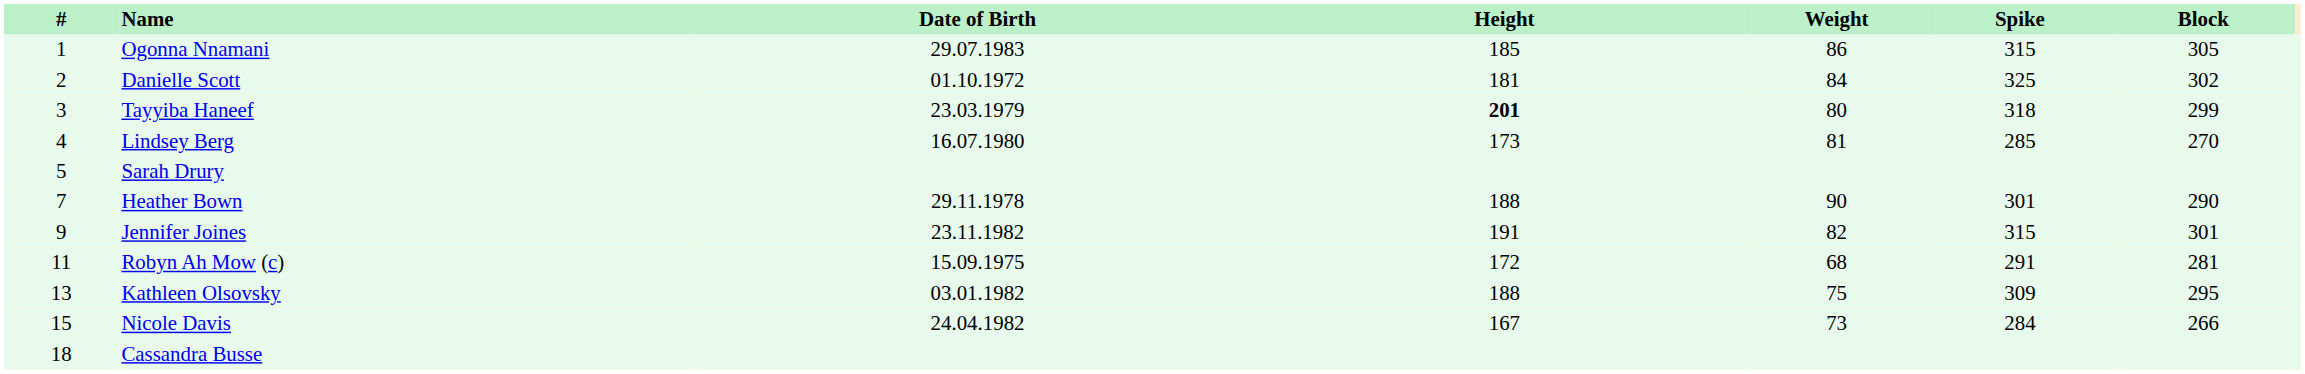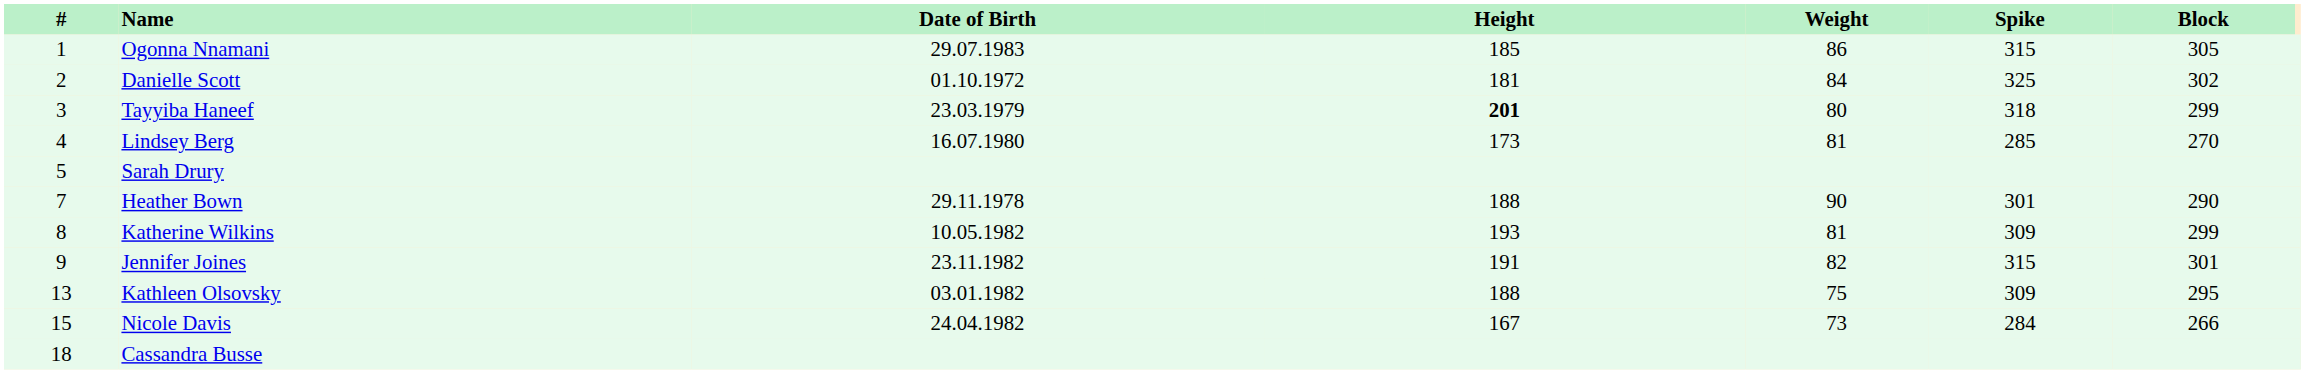+ row: (198, 232)
- row: (203, 262)
